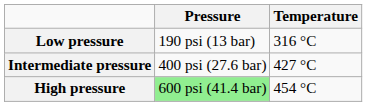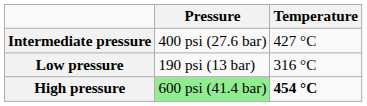rows swapped: (80, 40) <-> (80, 64)
(295, 88) normal -> (295, 88) bold
